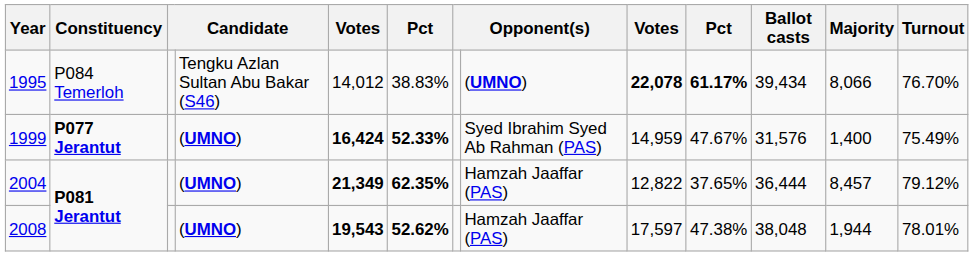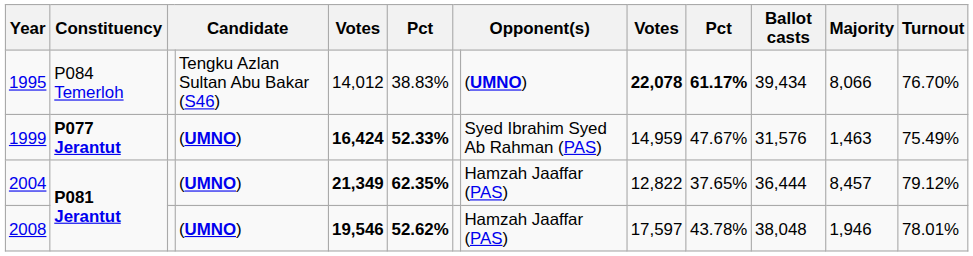(851, 137) 1,400 -> (851, 137) 1,463
(358, 229) 19,543 -> (358, 229) 19,546
(719, 229) 47.38% -> (719, 229) 43.78%
(851, 229) 1,944 -> (851, 229) 1,946
